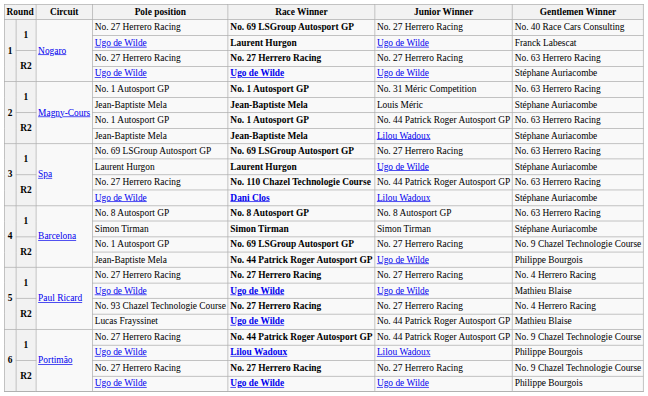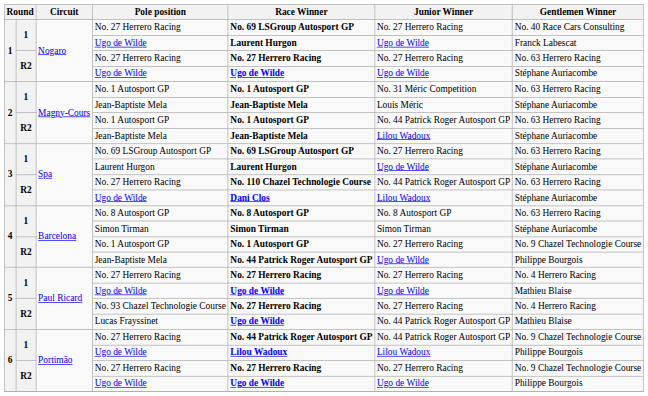(292, 244) No. 69 LSGroup Autosport GP -> (270, 244) No. 1 Autosport GP
